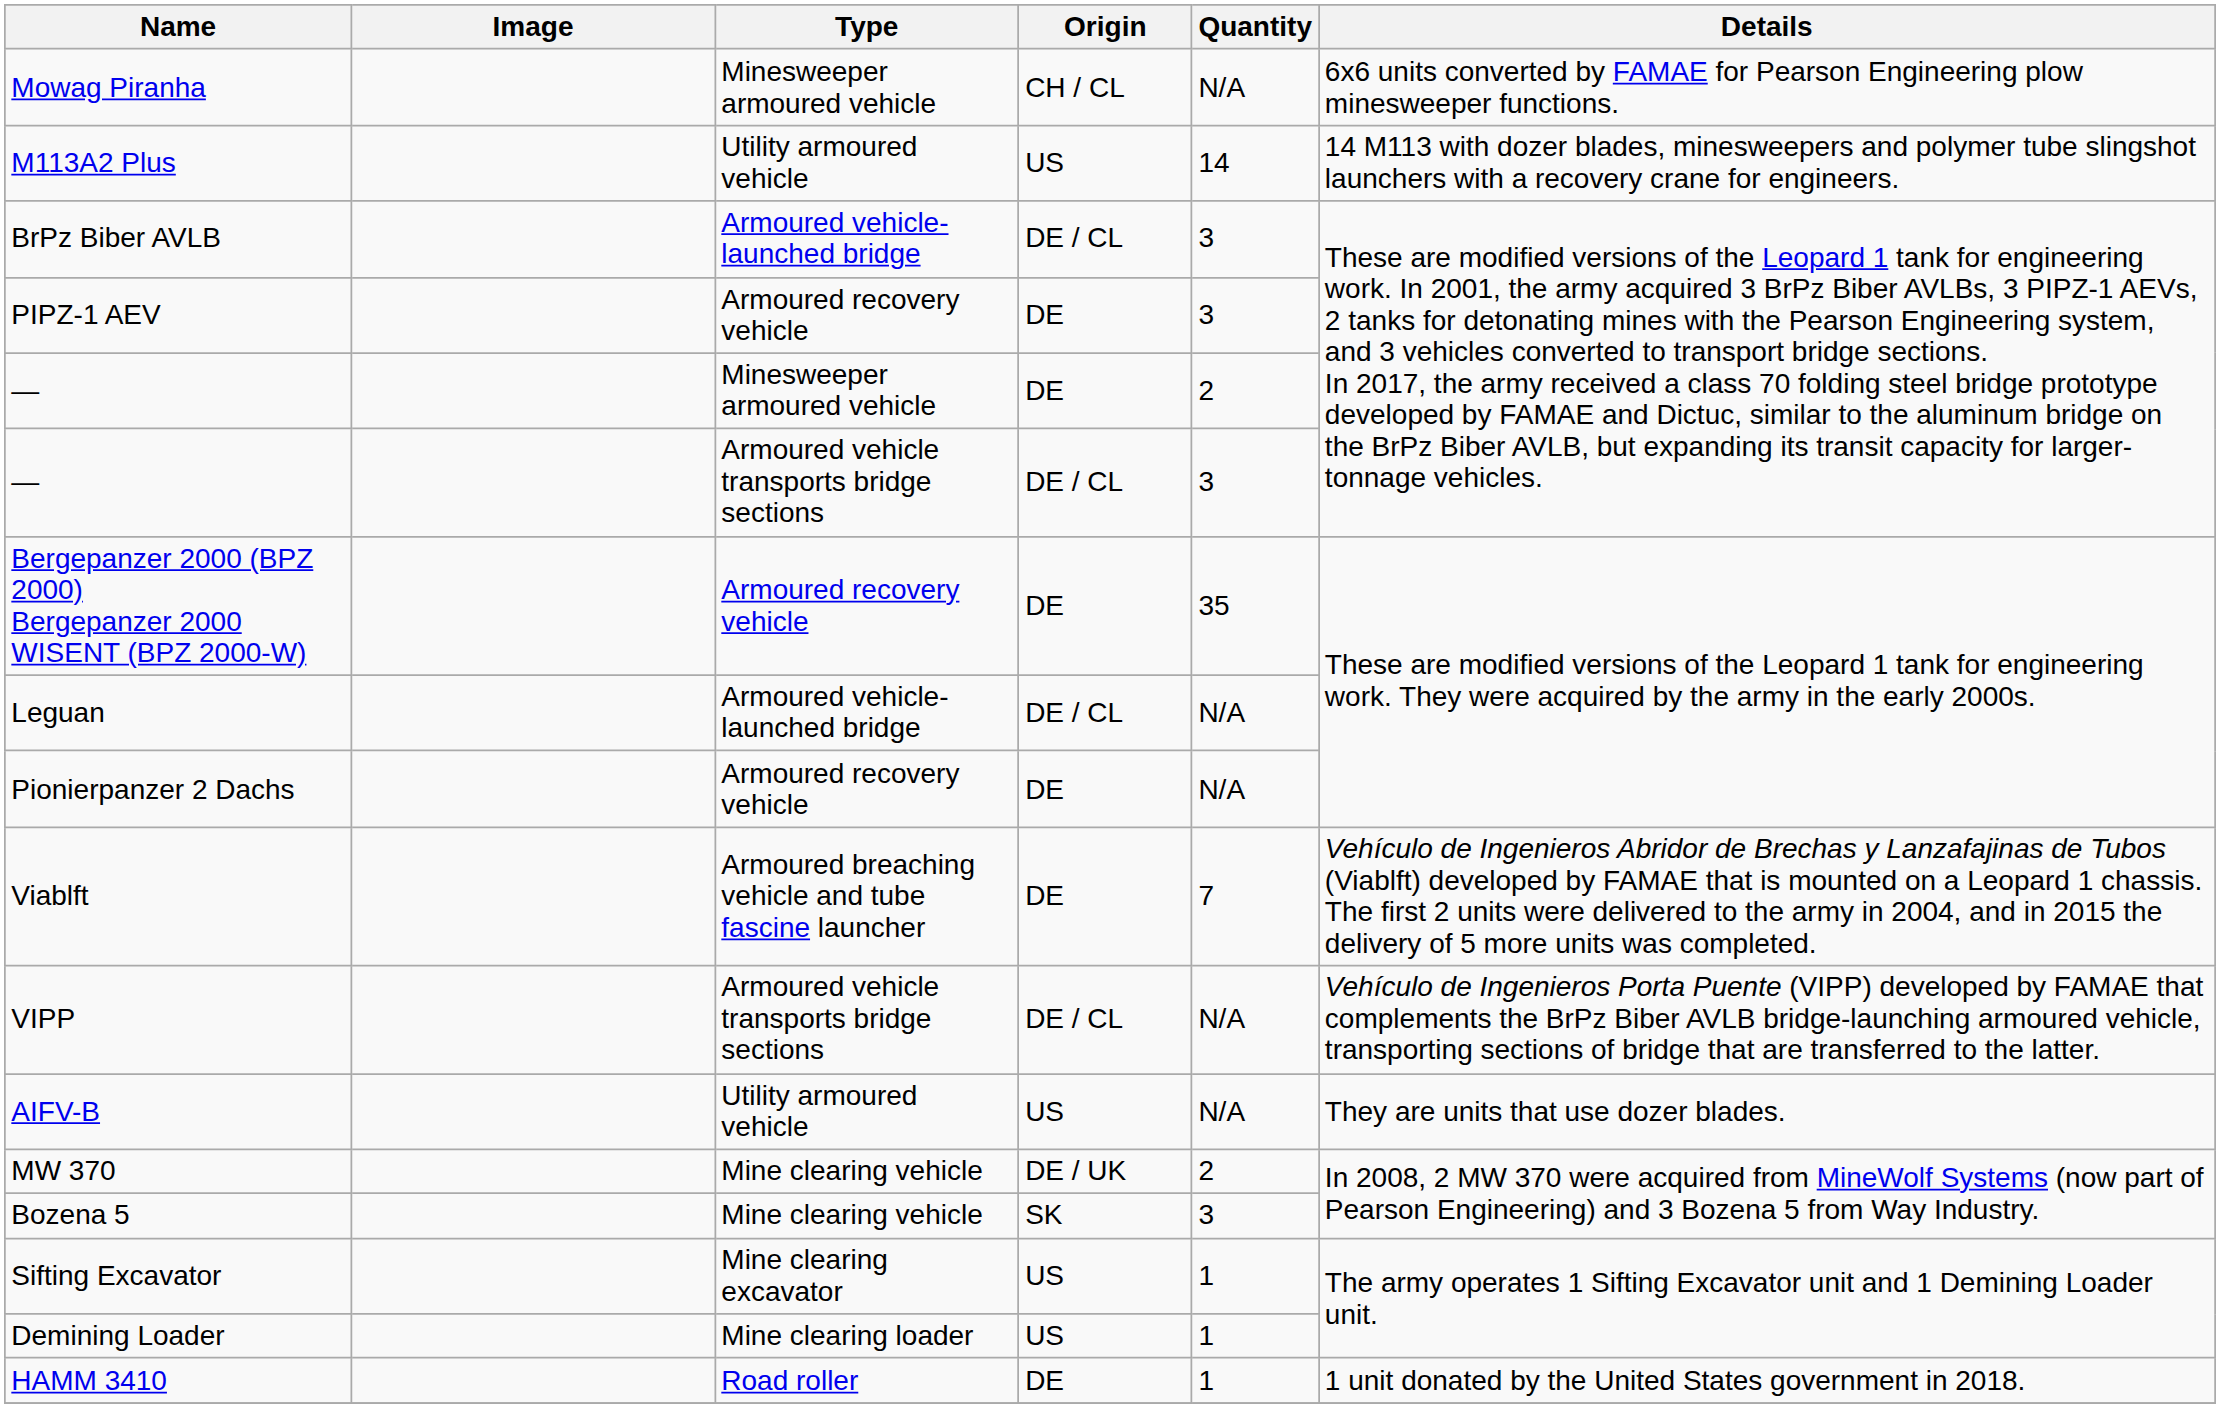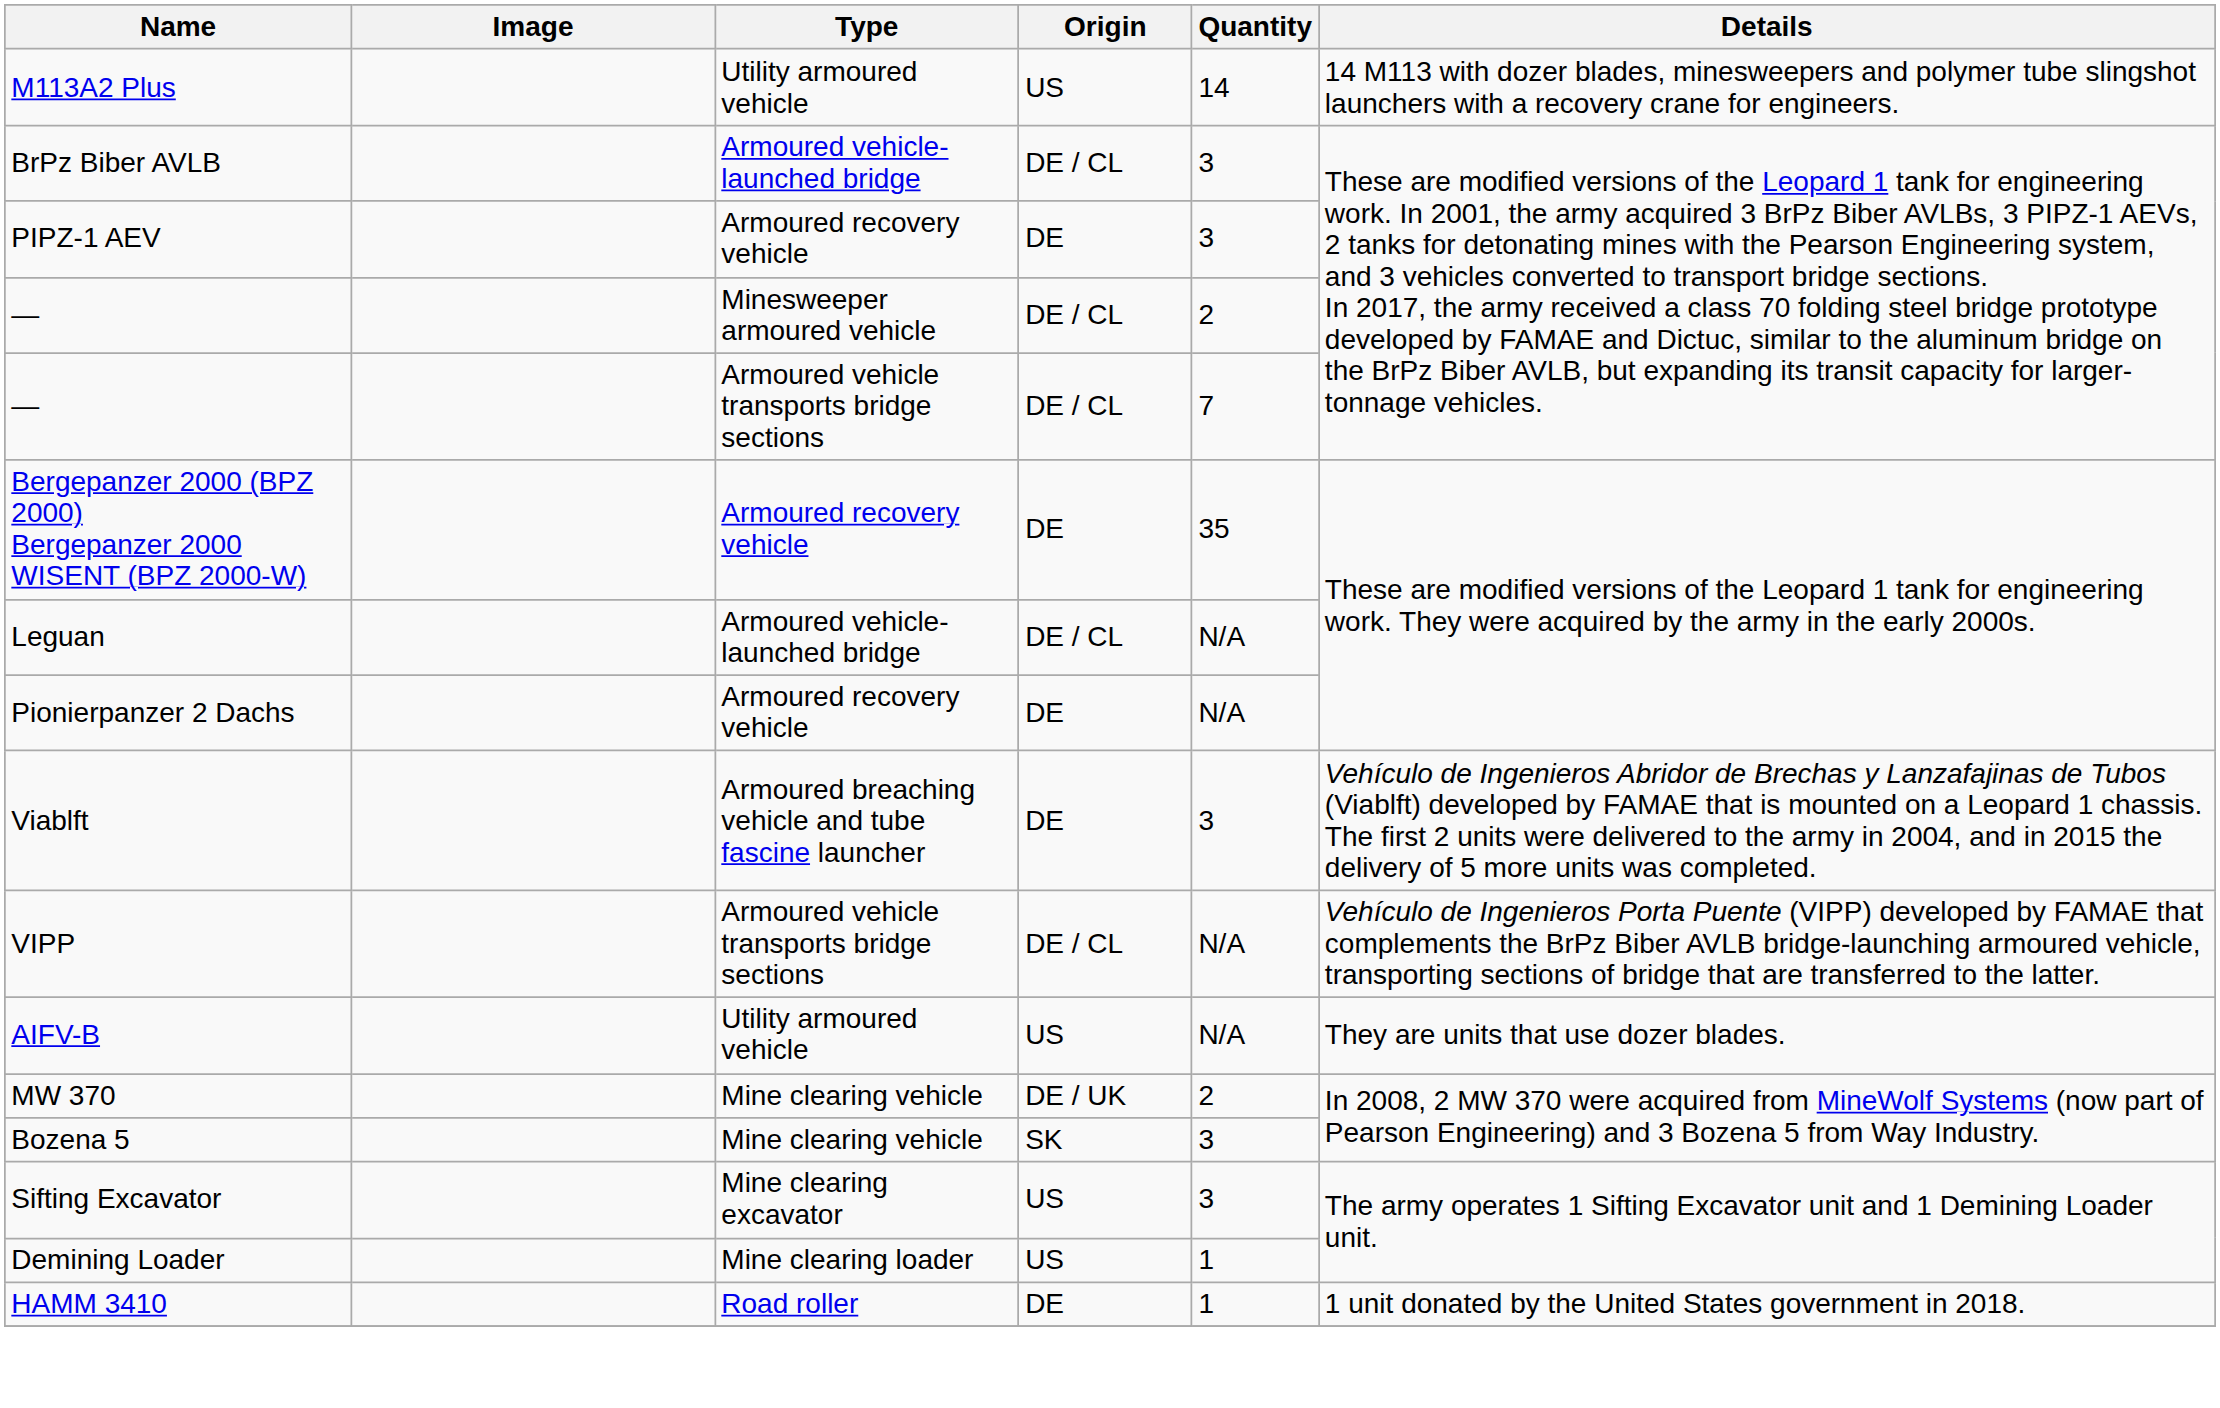- row: (109, 86)
(1045, 390) DE -> (1074, 314) DE / CL
(1206, 482) 3 -> (1206, 406) 7
(1206, 896) 7 -> (1206, 820) 3
(1206, 1275) 1 -> (1206, 1199) 3
